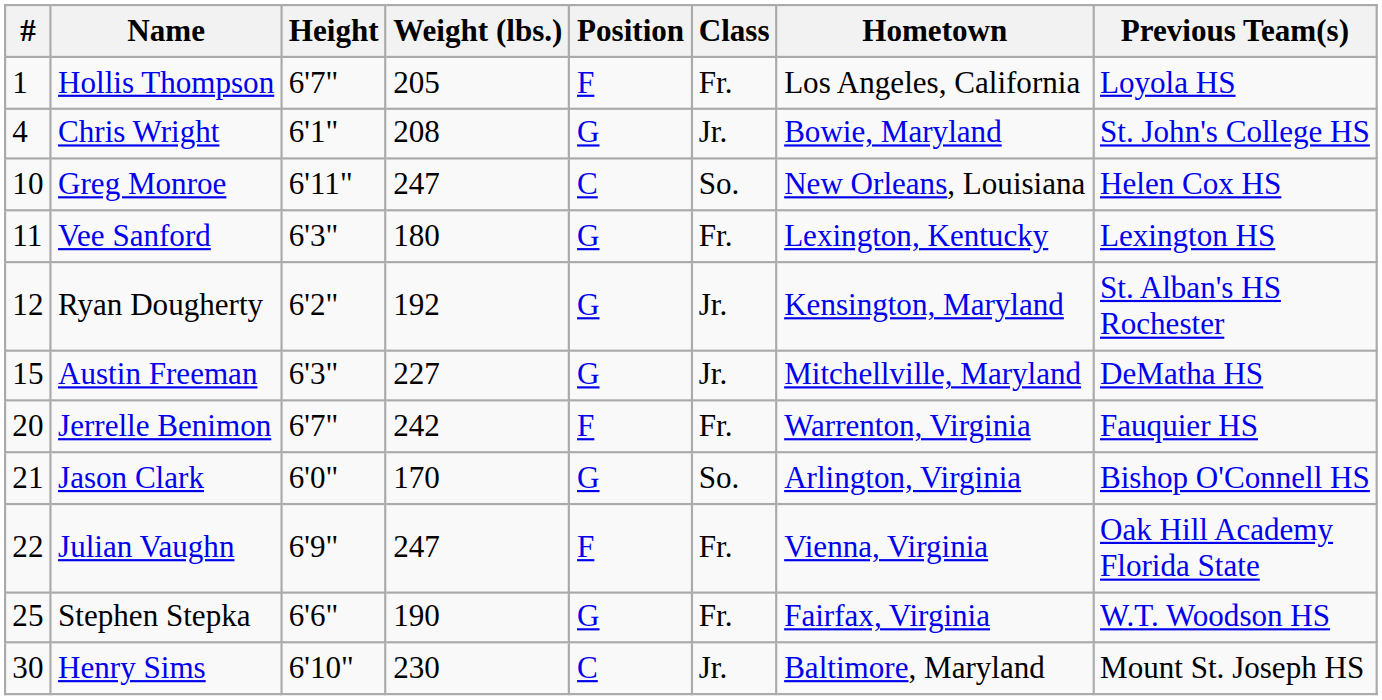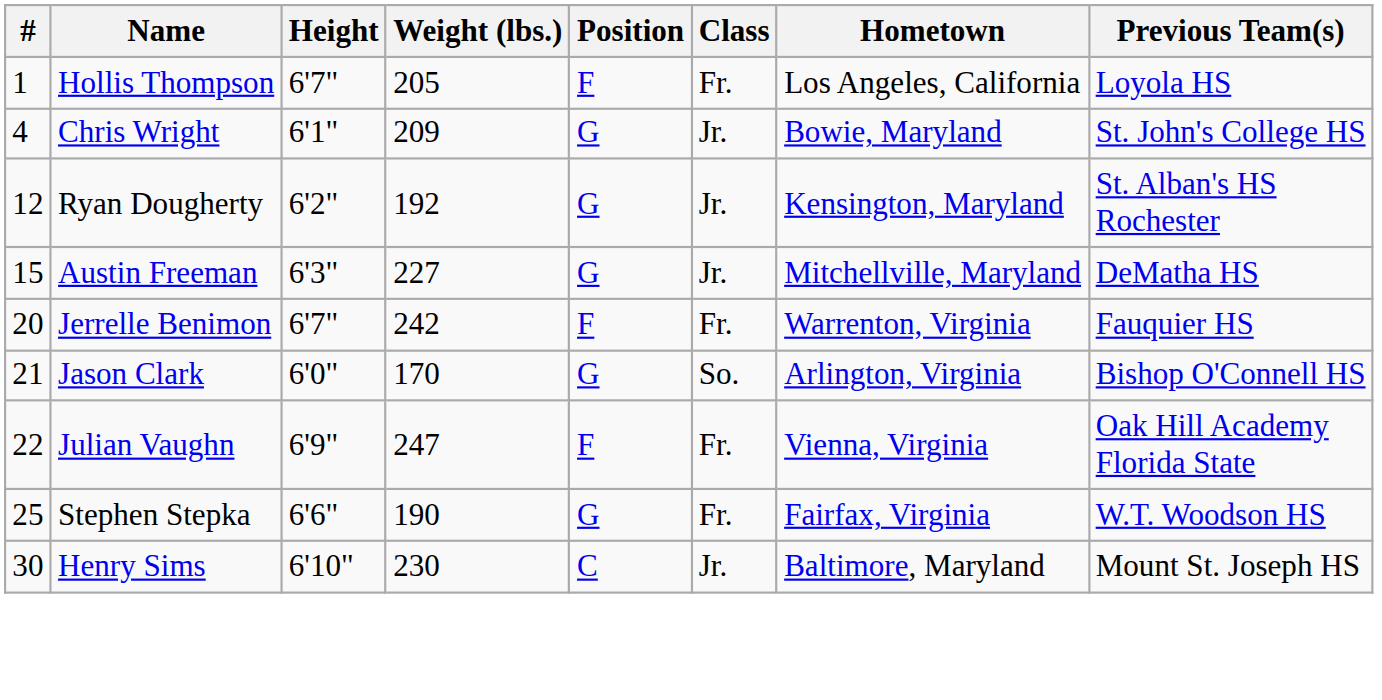(417, 133) 208 -> (417, 133) 209
- row: (142, 184)
- row: (134, 235)
